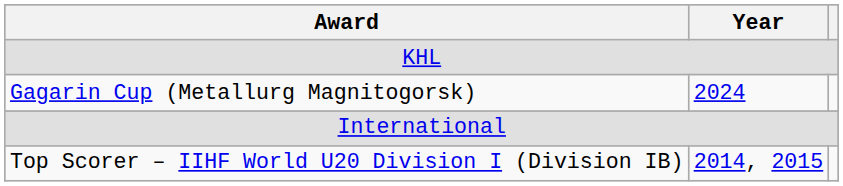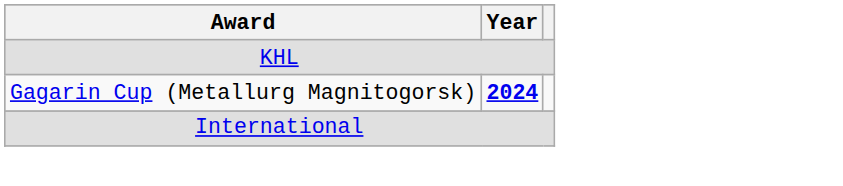(720, 93) normal -> (512, 93) bold
- row: (347, 163)
